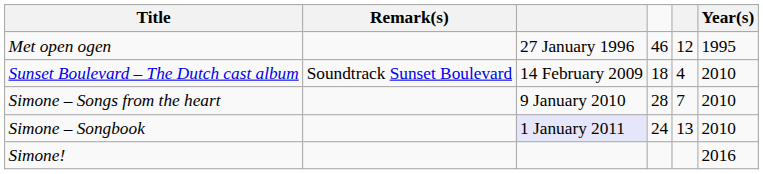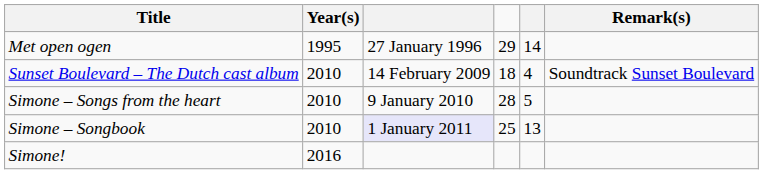columns swapped: (728, 18) <-> (409, 18)
(660, 45) 46 -> (507, 45) 29
(685, 45) 12 -> (532, 45) 14
(680, 100) 7 -> (528, 100) 5
(660, 127) 24 -> (507, 127) 25
